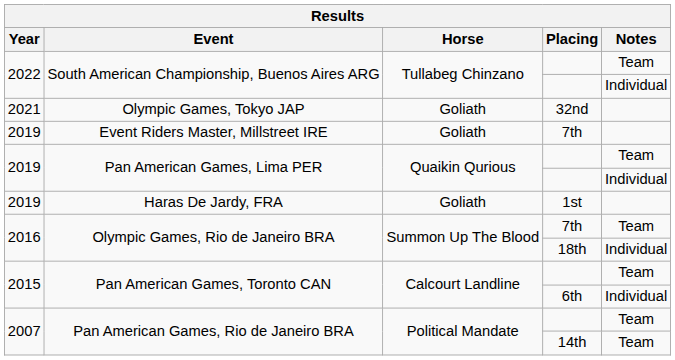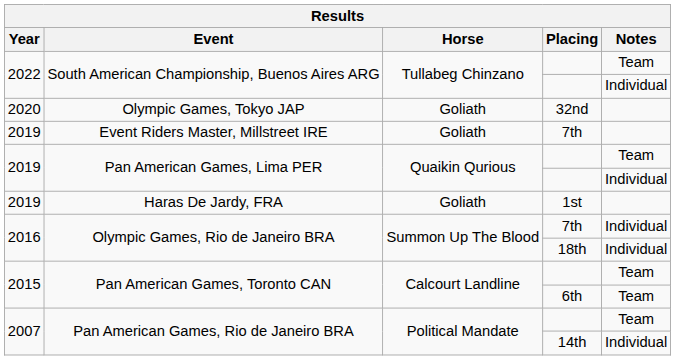(24, 109) 2021 -> (24, 109) 2020
(636, 226) Team -> (636, 226) Individual
(636, 296) Individual -> (636, 296) Team
(636, 343) Team -> (636, 343) Individual
